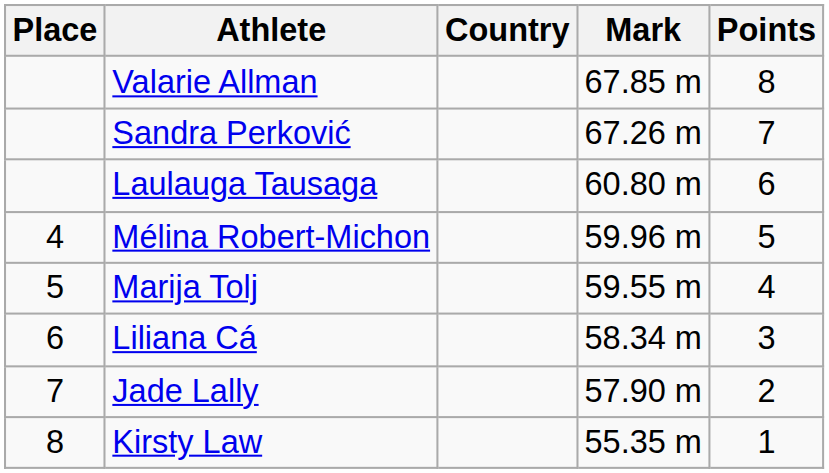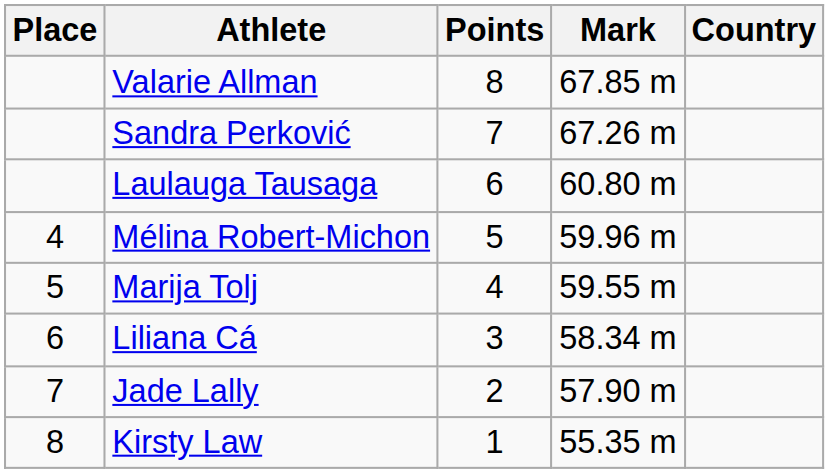columns swapped: (507, 30) <-> (766, 30)
